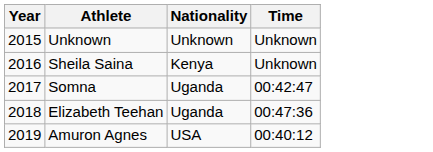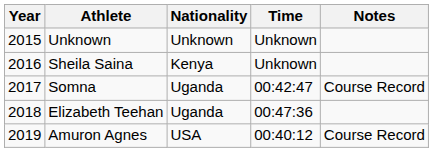+ column: (374, 16)
